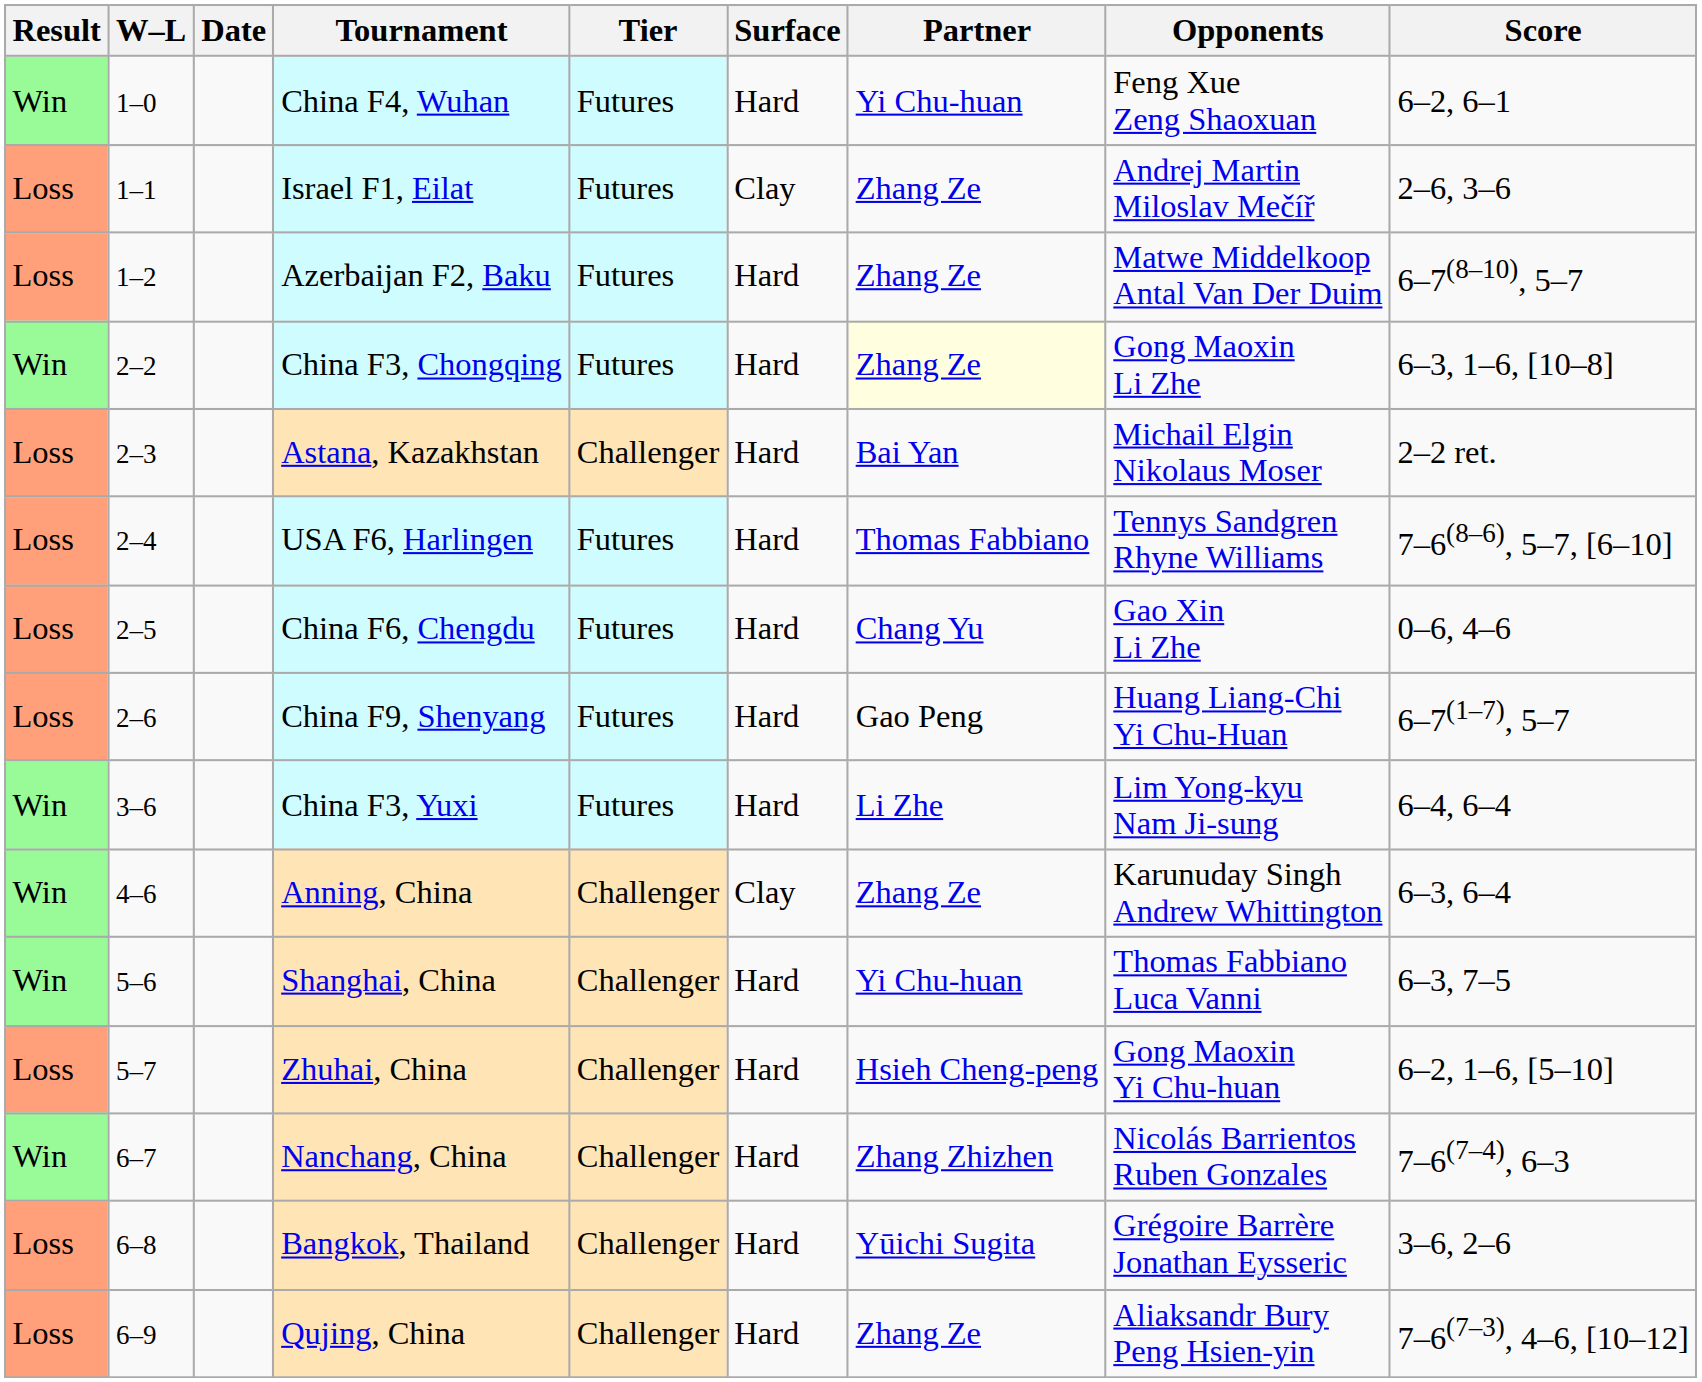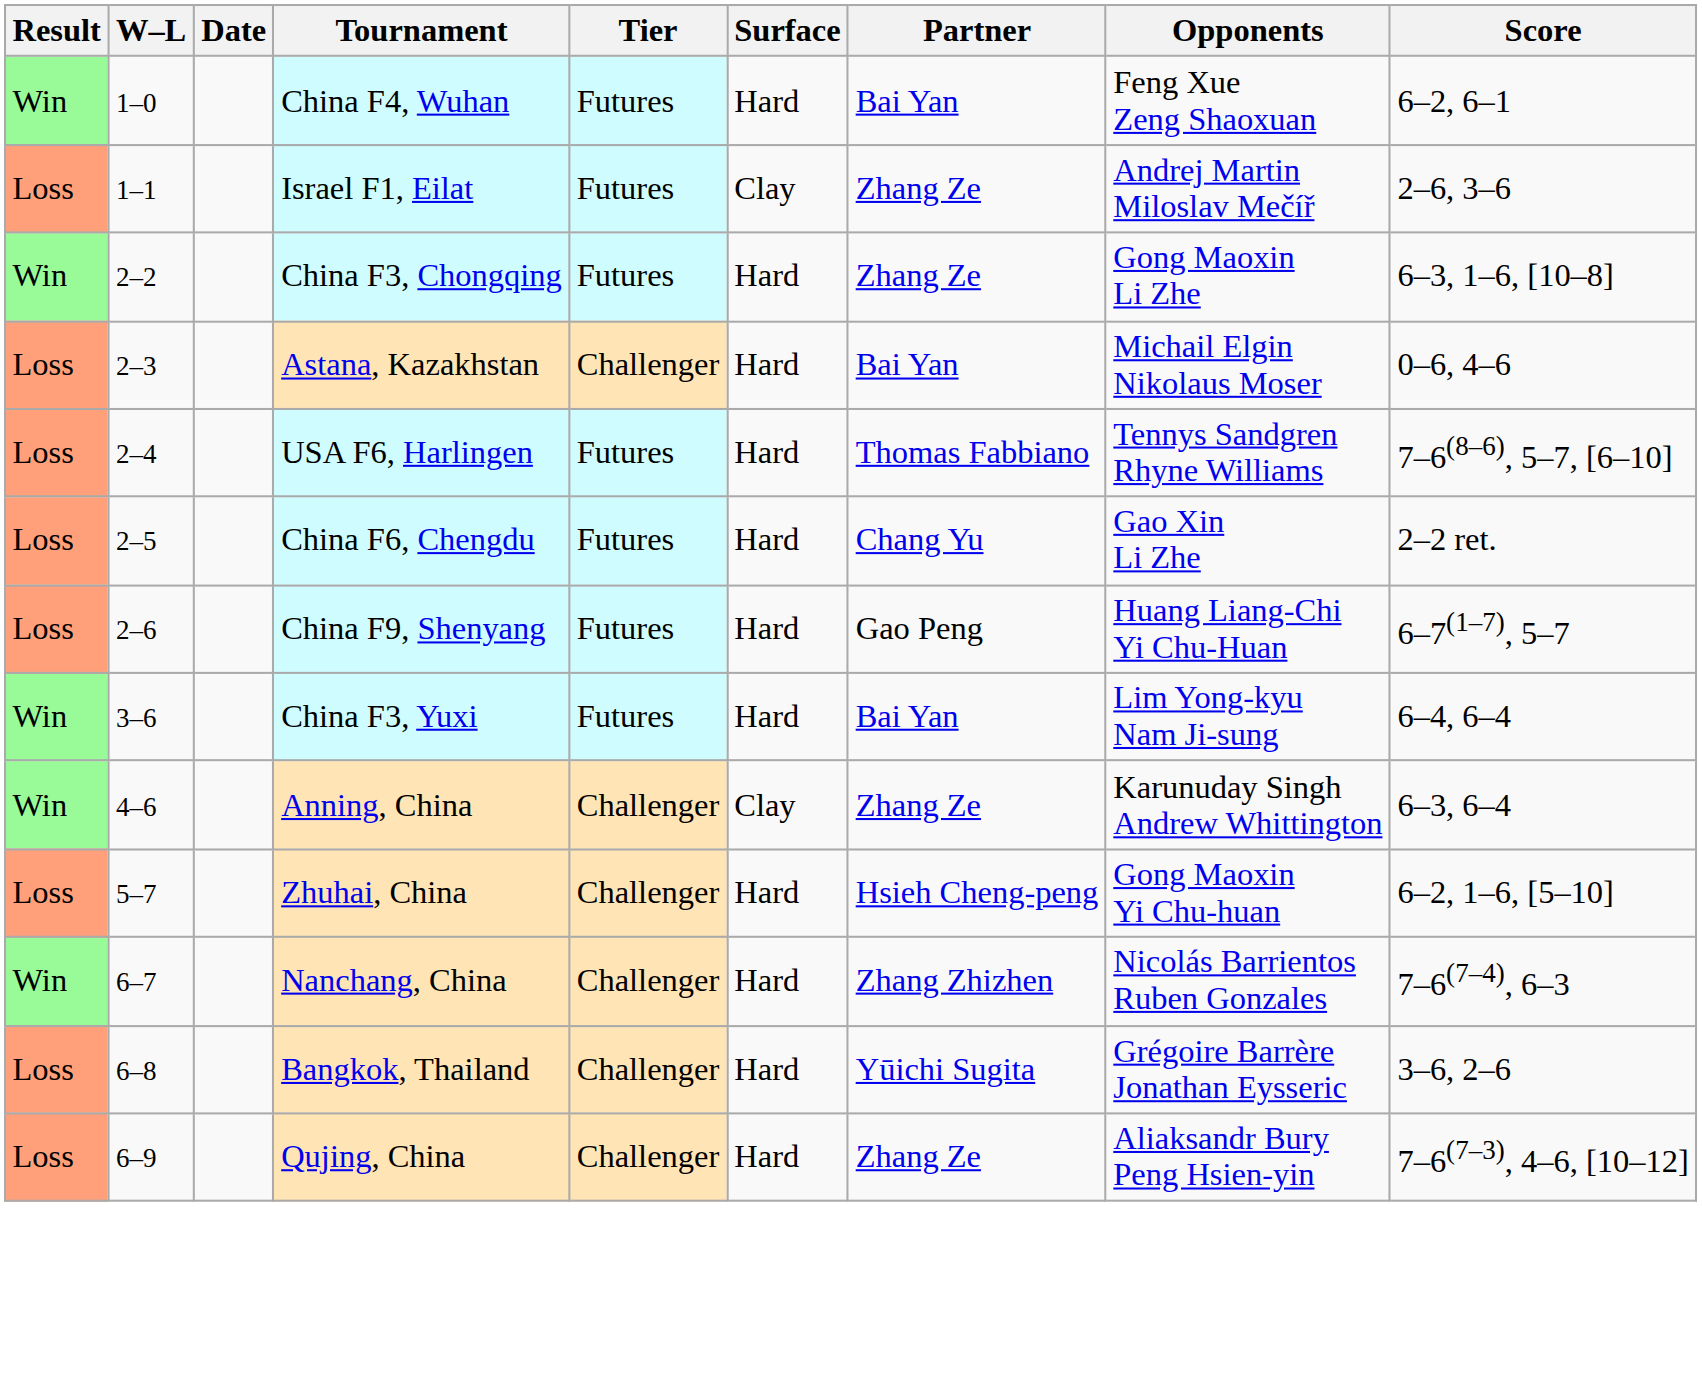(939, 100) Yi Chu-huan -> (907, 100) Bai Yan
- row: (416, 276)
(918, 364) lightyellow background -> (918, 276) no background
(1447, 452) 2–2 ret. -> (1454, 364) 0–6, 4–6
(1454, 628) 0–6, 4–6 -> (1447, 540) 2–2 ret.
(899, 804) Li Zhe -> (907, 716) Bai Yan
- row: (389, 980)
